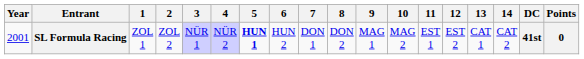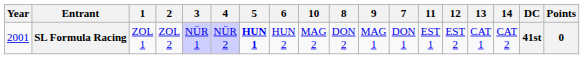columns swapped: (313, 13) <-> (403, 13)
